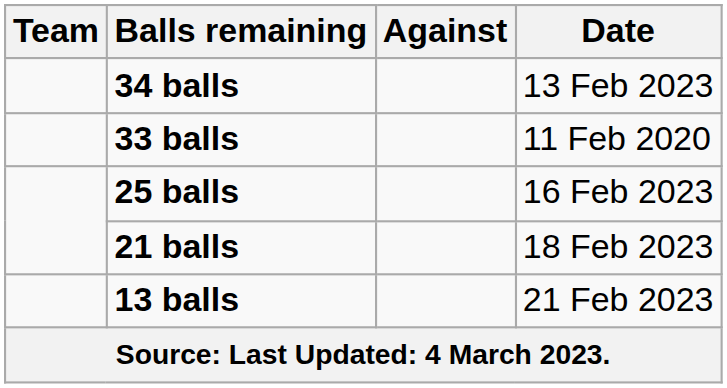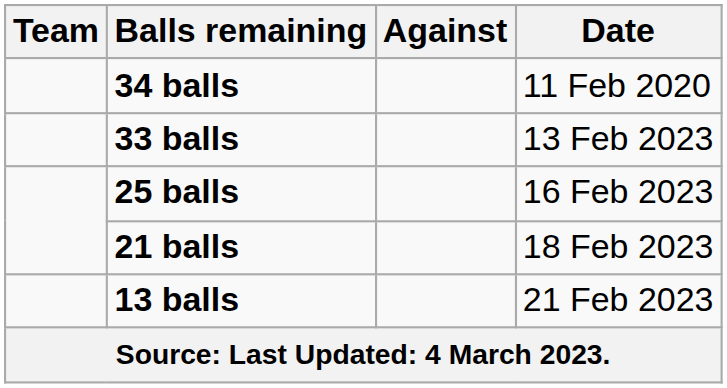(618, 85) 13 Feb 2023 -> (617, 85) 11 Feb 2020
(617, 138) 11 Feb 2020 -> (618, 138) 13 Feb 2023
